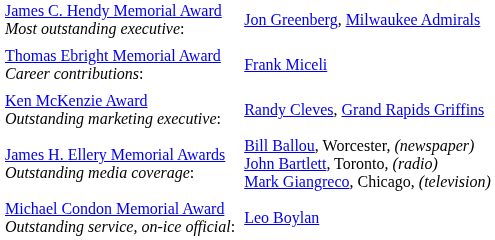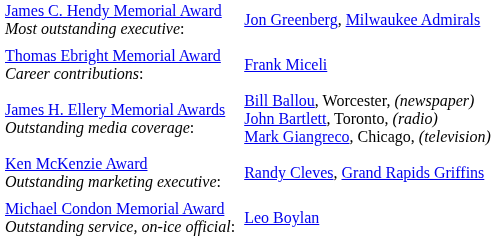rows swapped: (115, 164) <-> (113, 110)
